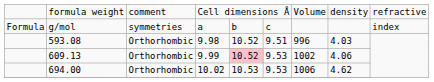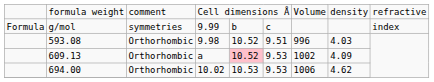(200, 26) a -> (208, 26) 9.99
(208, 56) 9.99 -> (200, 56) a
(341, 56) 4.06 -> (341, 56) 4.09
